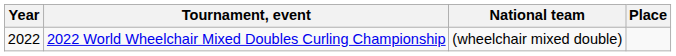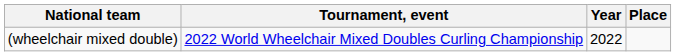columns swapped: (24, 16) <-> (537, 16)
